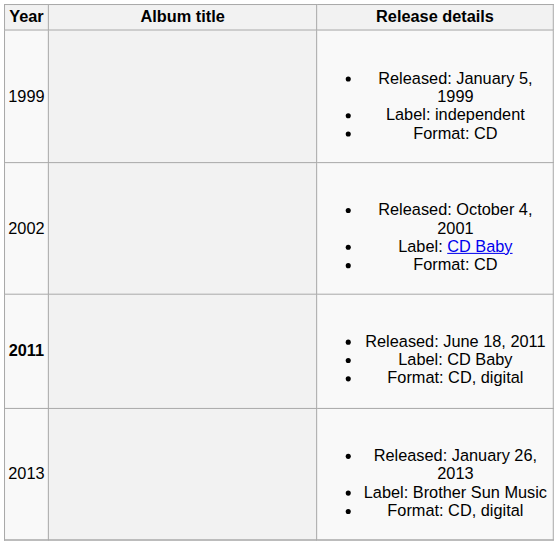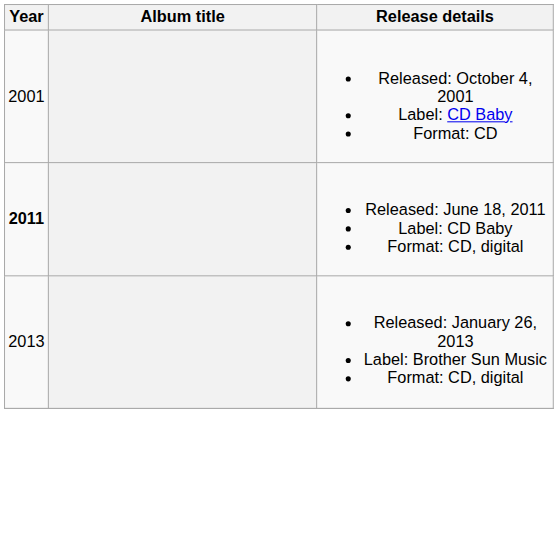- row: (435, 106)
(26, 228) 2002 -> (26, 96) 2001
